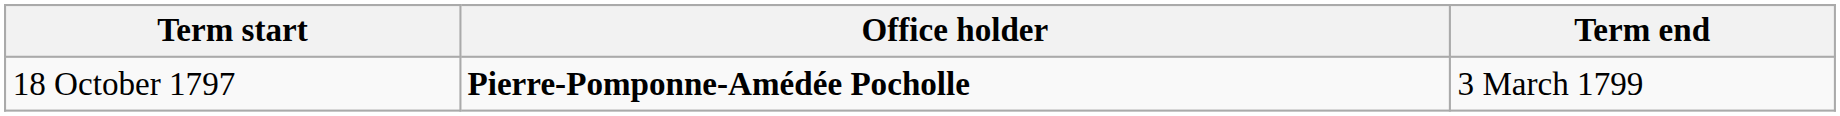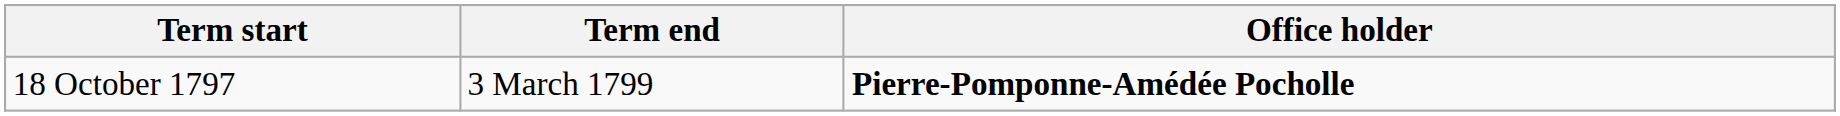columns swapped: (1642, 30) <-> (955, 30)
